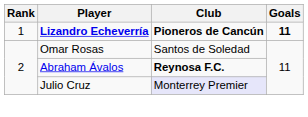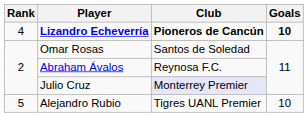(21, 31) 1 -> (21, 31) 4
(285, 31) 11 -> (285, 31) 10
(189, 67) bold -> (188, 67) normal
+ row: (80, 103)
